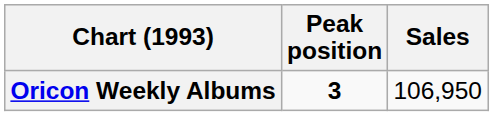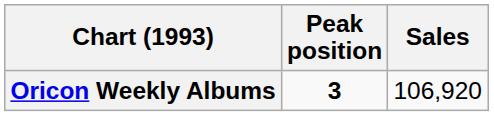(438, 90) 106,950 -> (438, 90) 106,920
